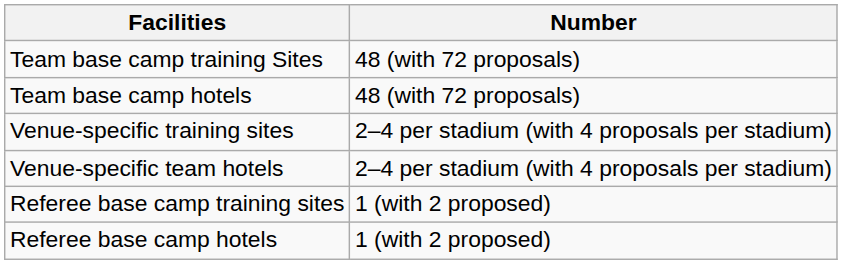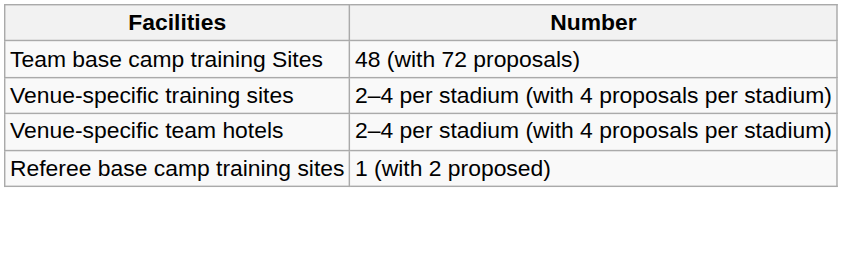- row: (131, 95)
- row: (144, 240)
